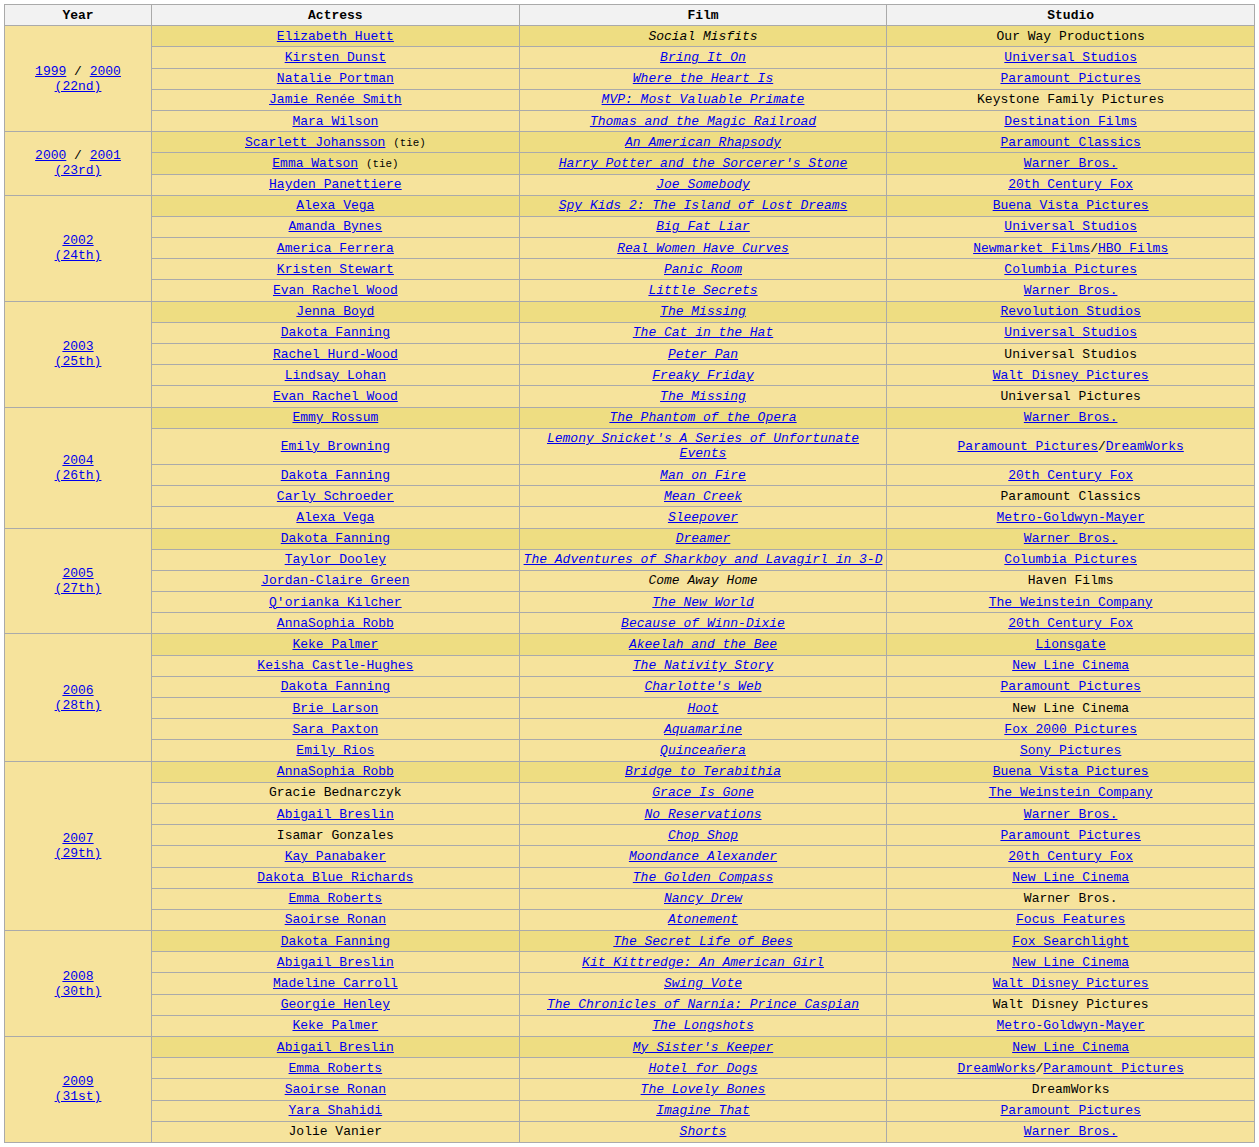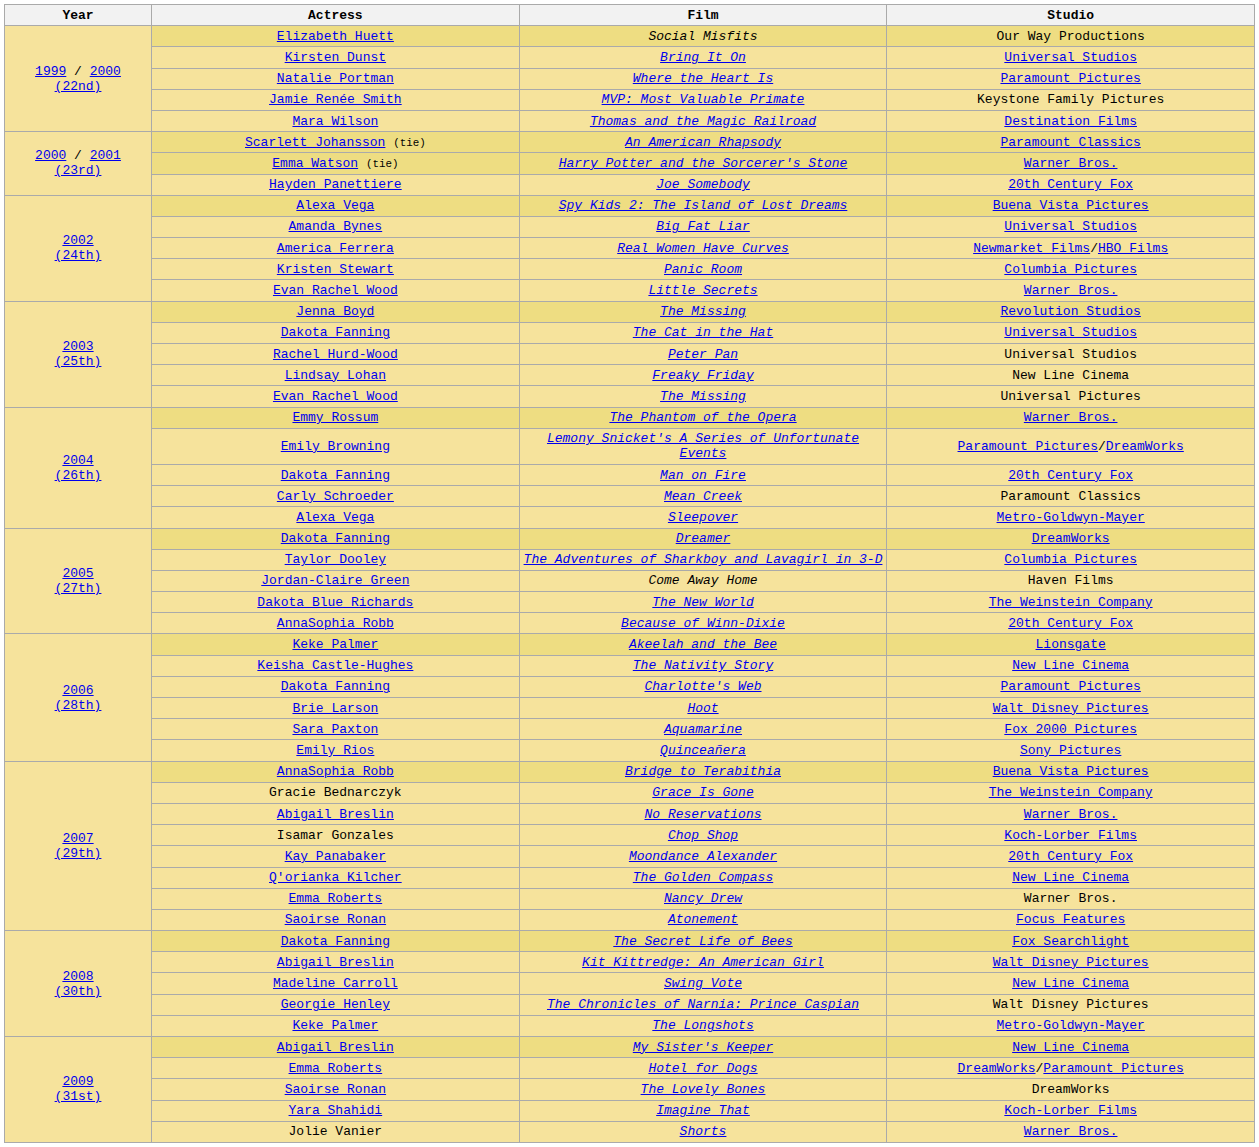(1071, 375) Walt Disney Pictures -> (1071, 375) New Line Cinema
(1071, 539) Warner Bros. -> (1071, 539) DreamWorks
(335, 602) Q'orianka Kilcher -> (335, 602) Dakota Blue Richards
(1071, 708) New Line Cinema -> (1071, 708) Walt Disney Pictures
(1071, 835) Paramount Pictures -> (1071, 835) Koch-Lorber Films
(335, 878) Dakota Blue Richards -> (335, 878) Q'orianka Kilcher
(1071, 962) New Line Cinema -> (1071, 962) Walt Disney Pictures
(1071, 984) Walt Disney Pictures -> (1071, 984) New Line Cinema
(1071, 1111) Paramount Pictures -> (1071, 1111) Koch-Lorber Films
